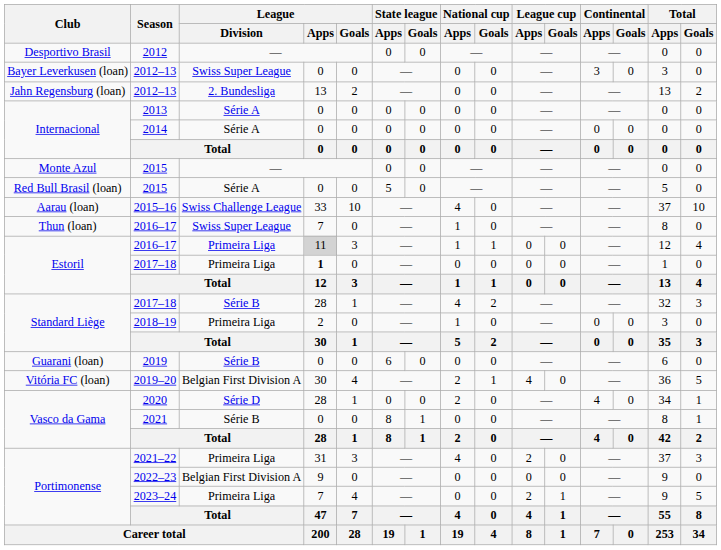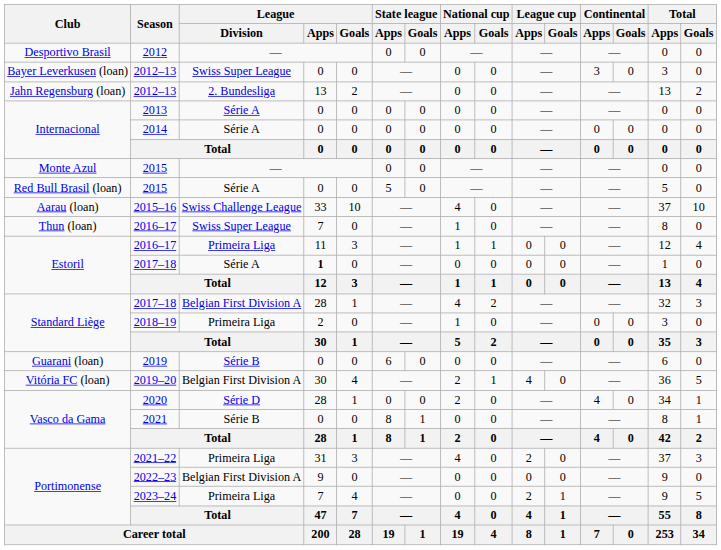(320, 245) lightgrey background -> (320, 245) no background
(242, 264) Primeira Liga -> (242, 264) Série A
(242, 303) Série B -> (242, 303) Belgian First Division A
